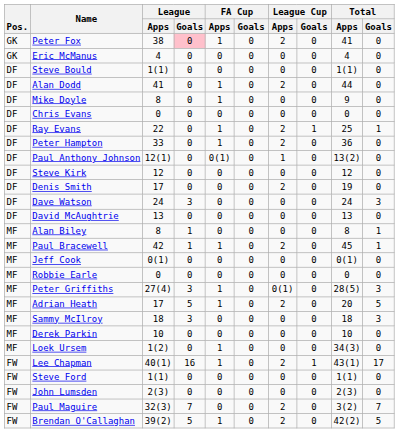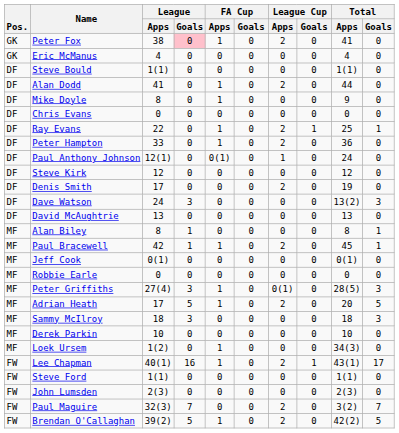(347, 158) 13(2) -> (347, 158) 24
(347, 202) 24 -> (347, 202) 13(2)
